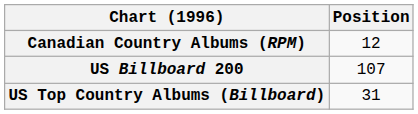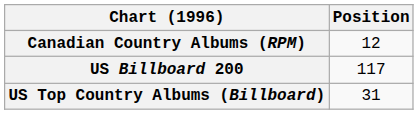(371, 70) 107 -> (371, 70) 117
